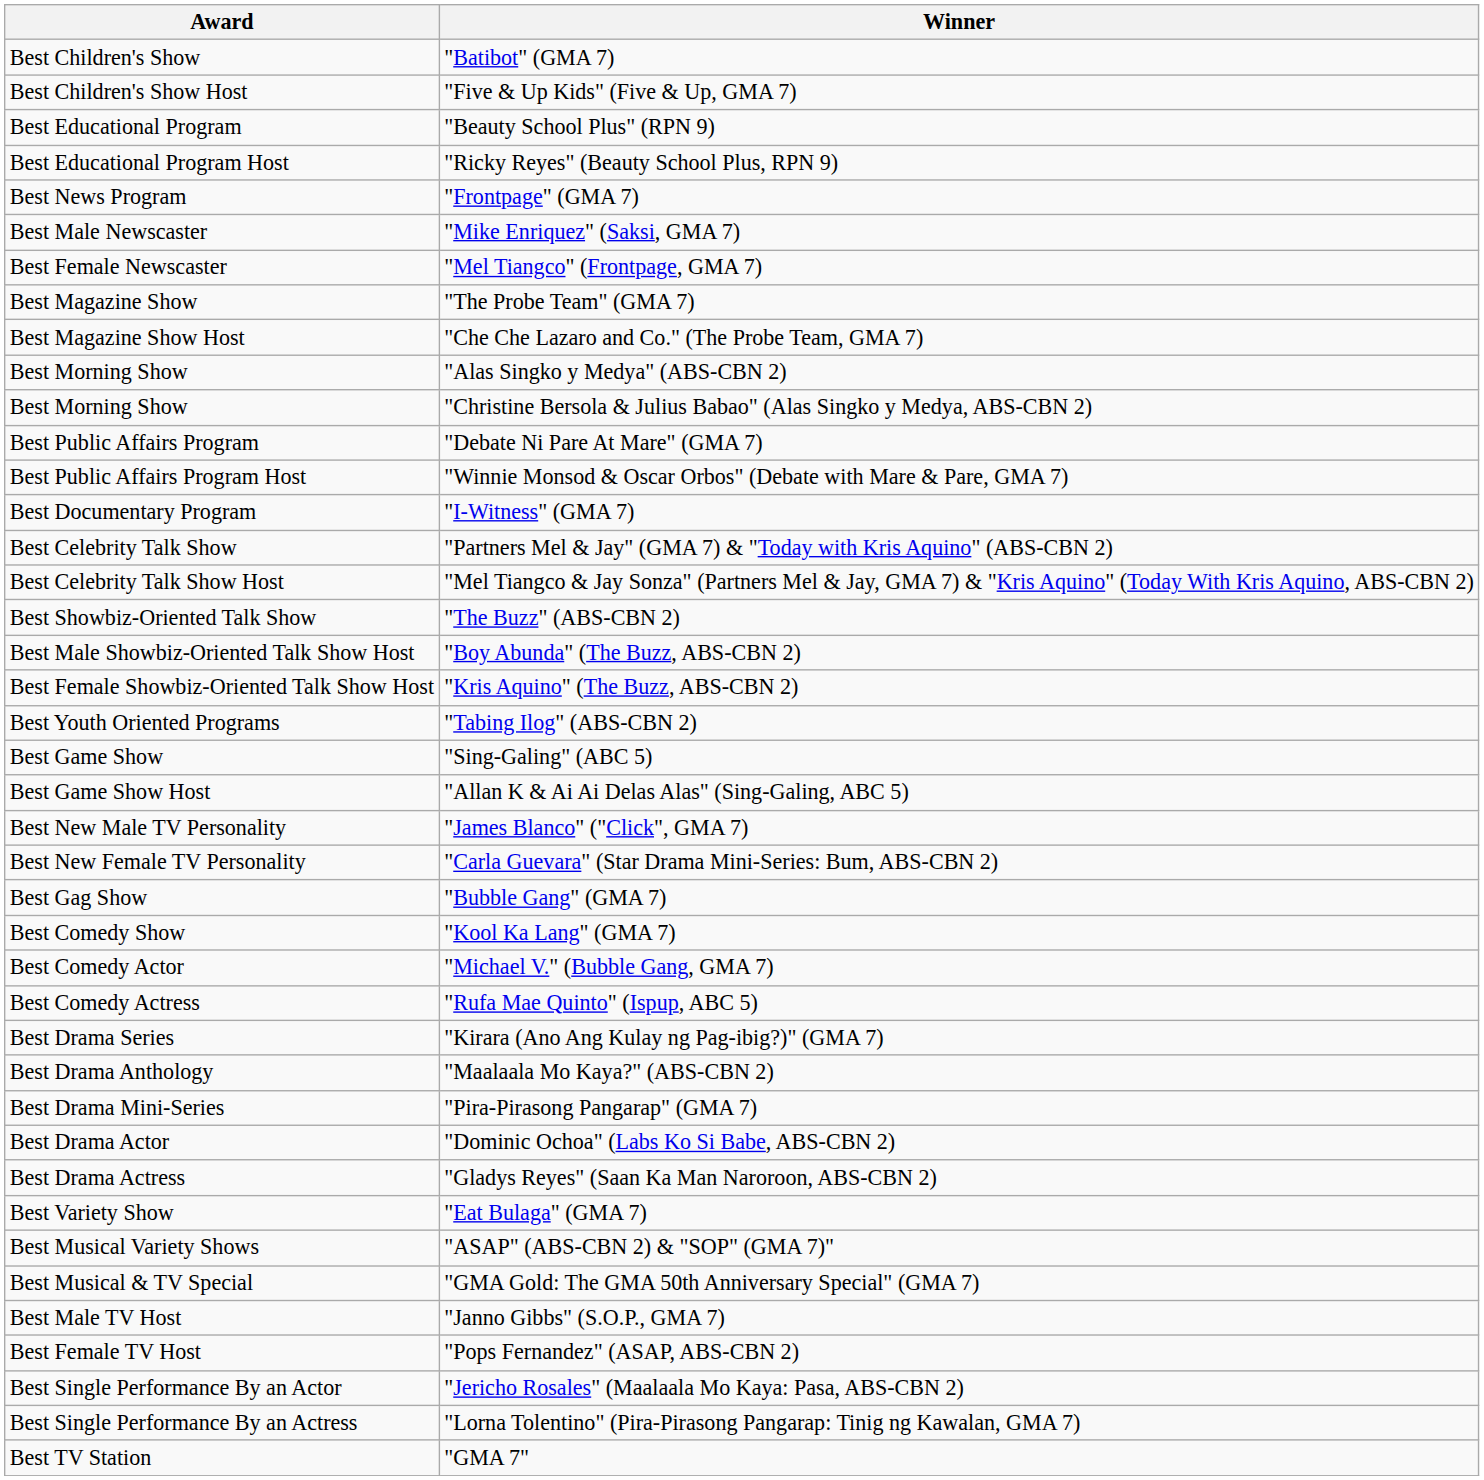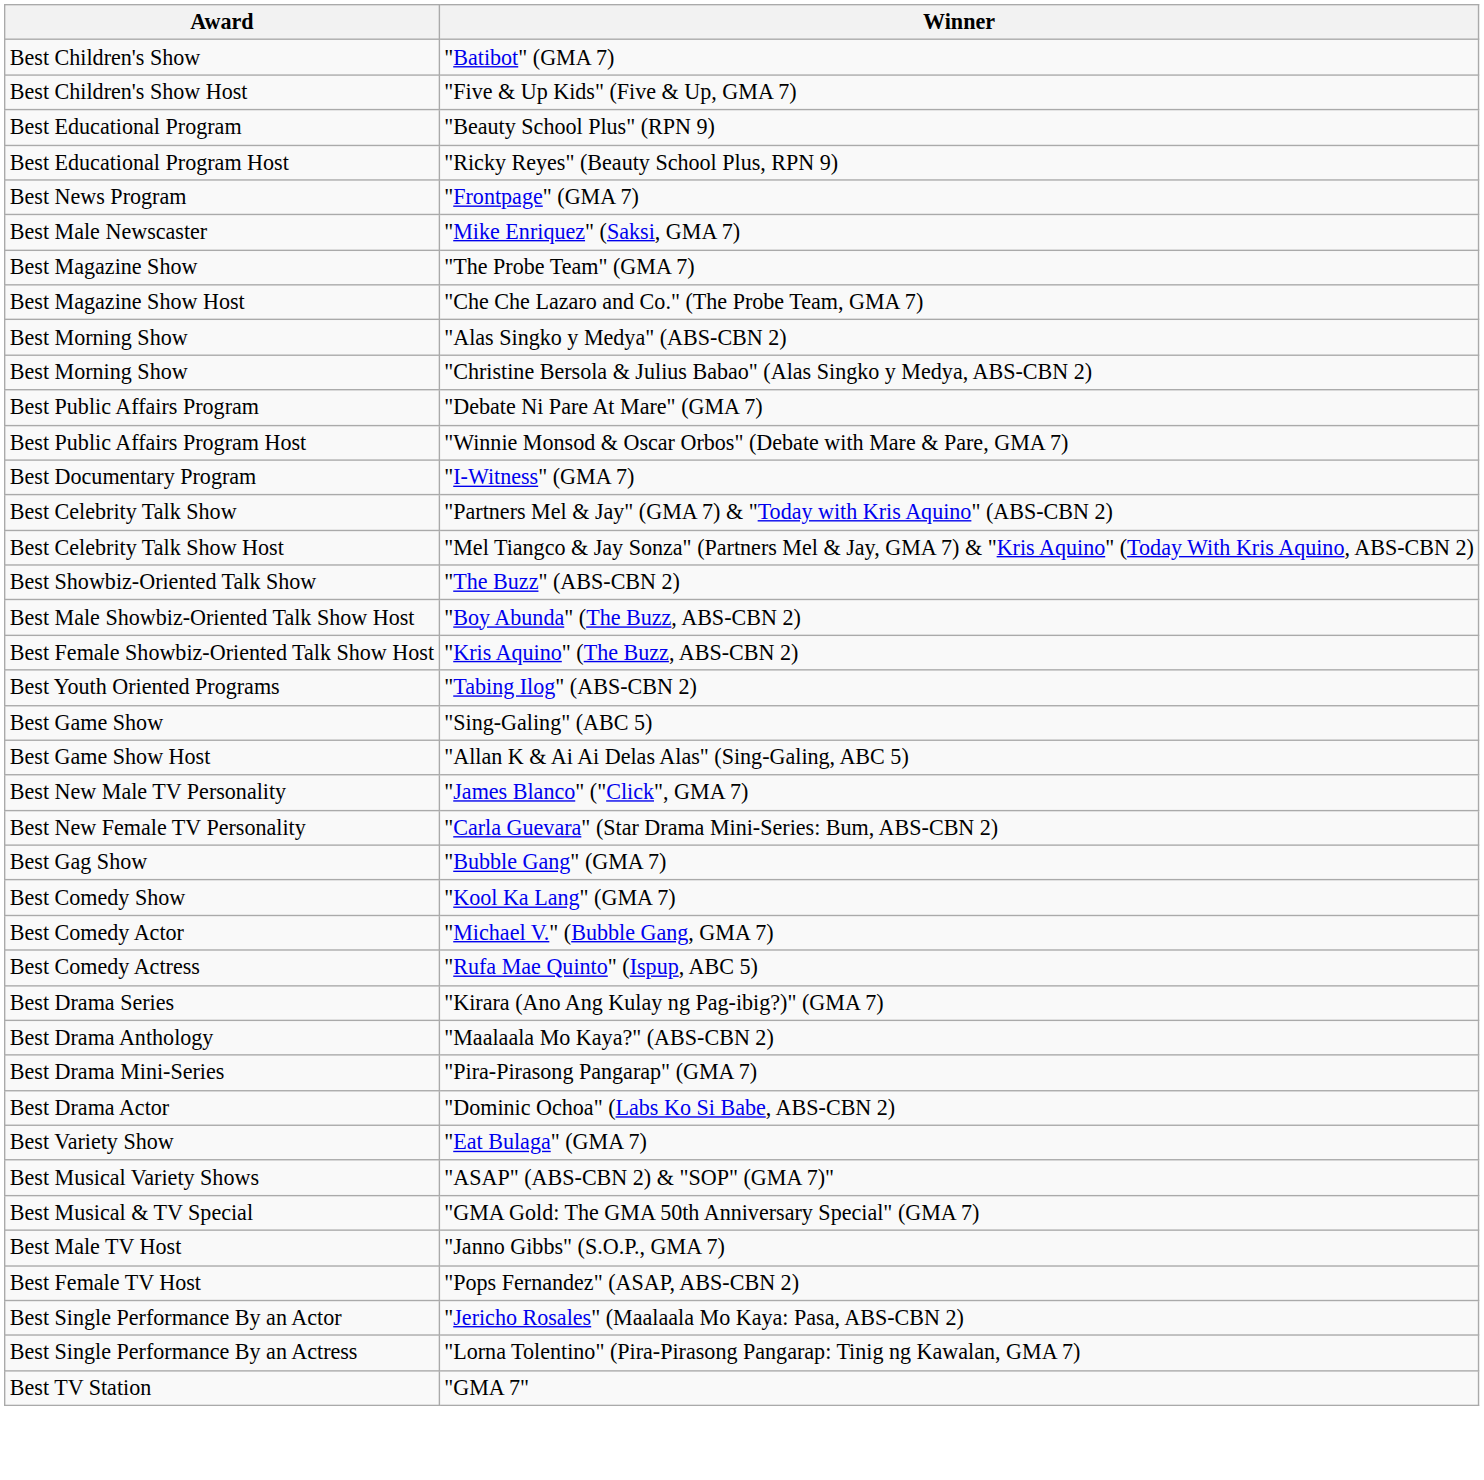- row: (603, 267)
- row: (691, 1177)
